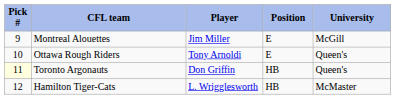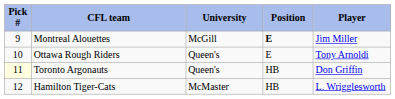columns swapped: (224, 17) <-> (352, 17)
(268, 39) normal -> (269, 39) bold
